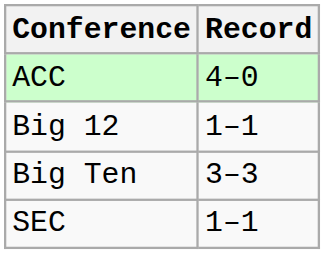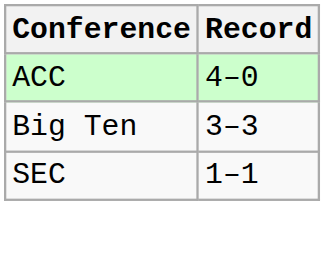- row: (66, 126)
